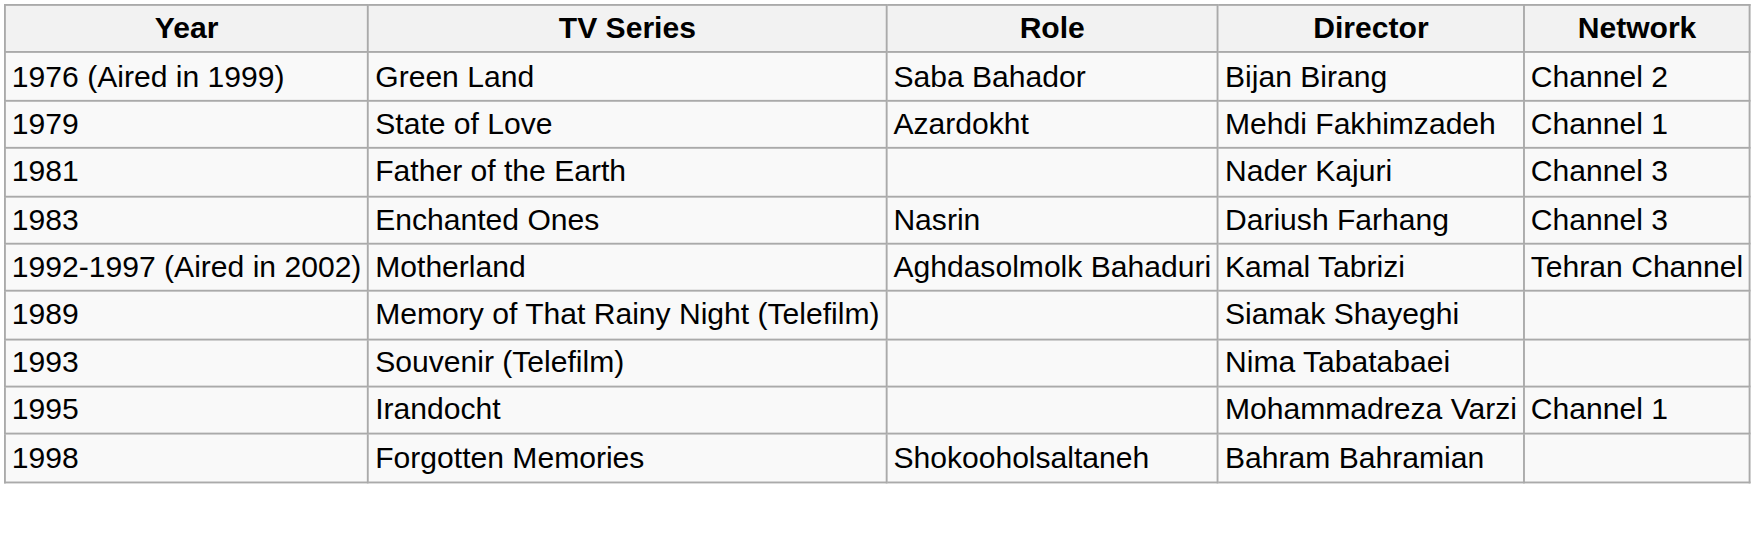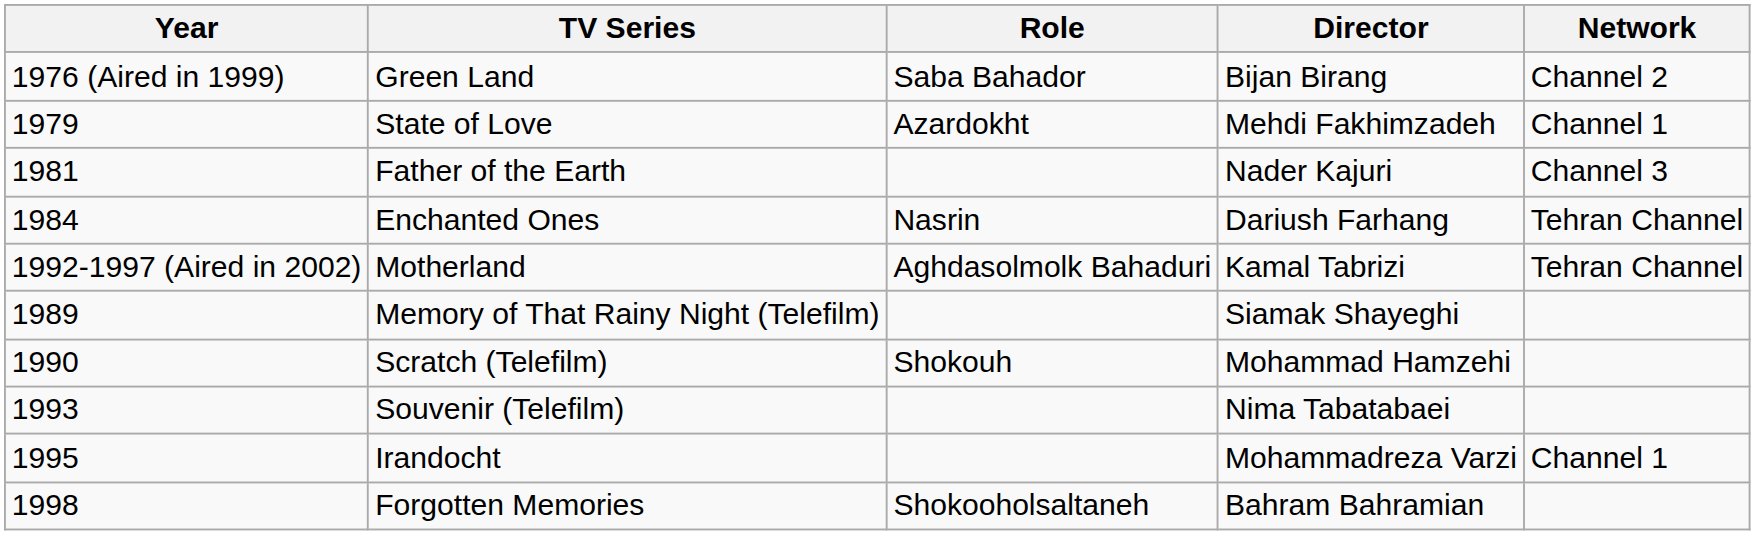(45, 219) 1983 -> (45, 219) 1984
(1599, 219) Channel 3 -> (1637, 219) Tehran Channel
+ row: (491, 362)
